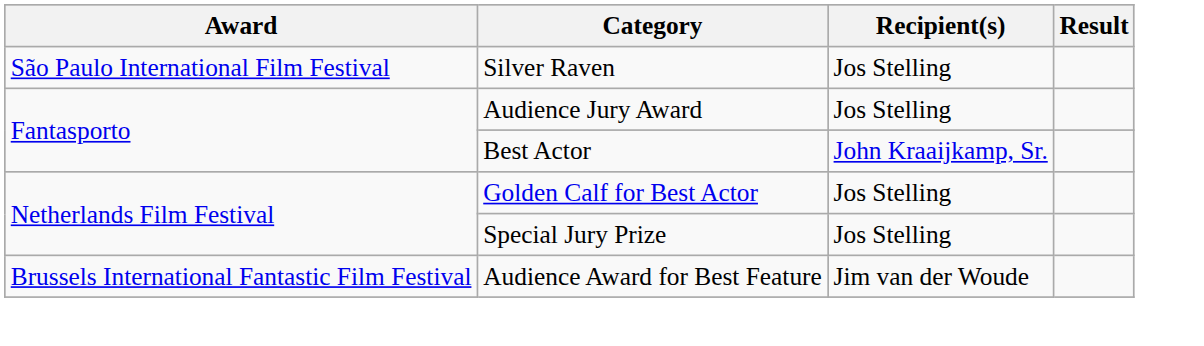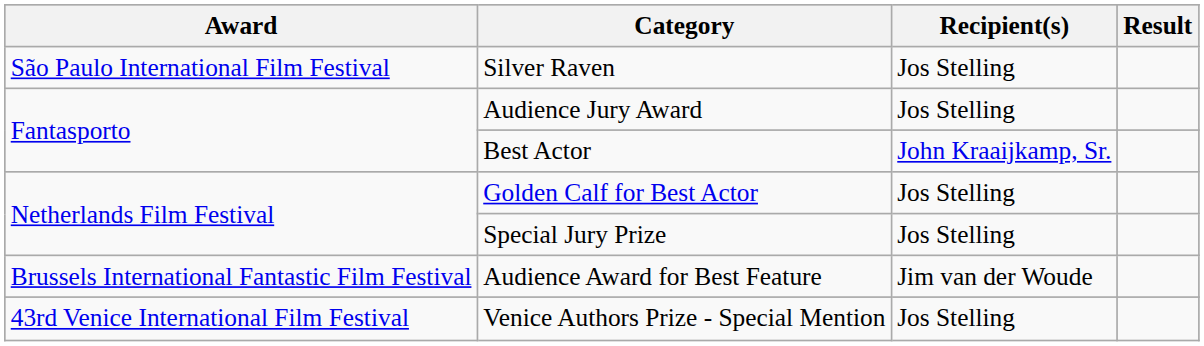+ row: (684, 318)
